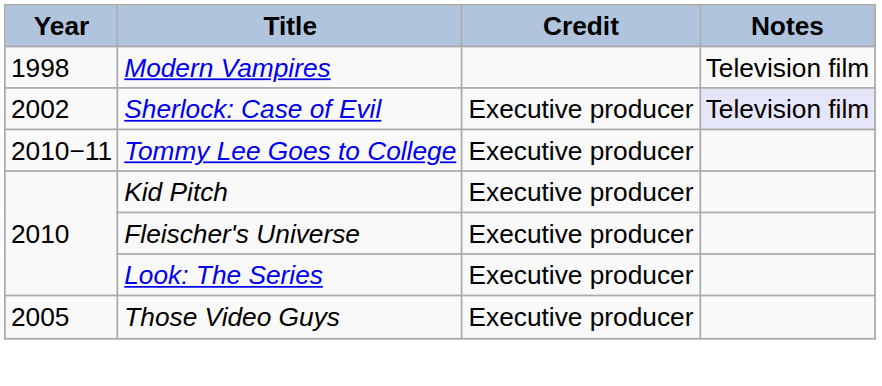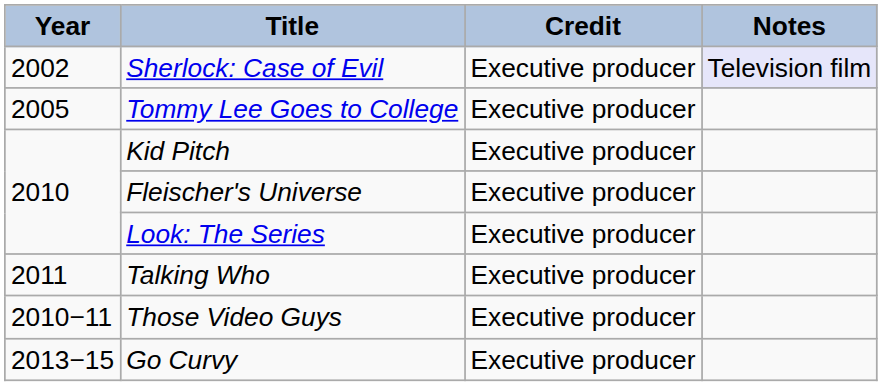- row: (227, 67)
(62, 151) 2010−11 -> (40, 109) 2005
+ row: (198, 276)
(40, 317) 2005 -> (62, 317) 2010−11
+ row: (182, 359)
